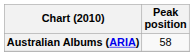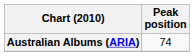(166, 42) 58 -> (166, 42) 74
